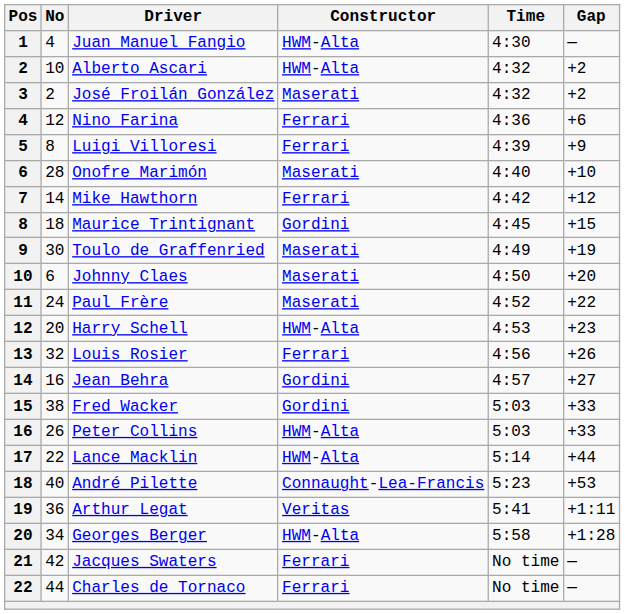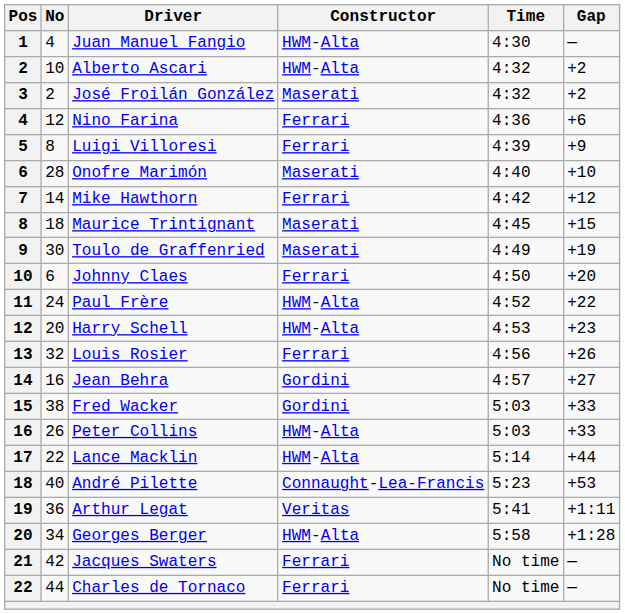(316, 225) Gordini -> (321, 225) Maserati
(321, 277) Maserati -> (316, 277) Ferrari
(321, 303) Maserati -> (321, 303) HWM-Alta
